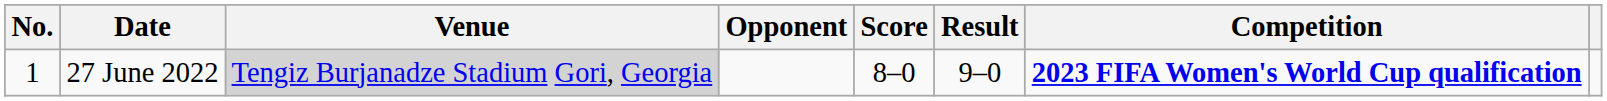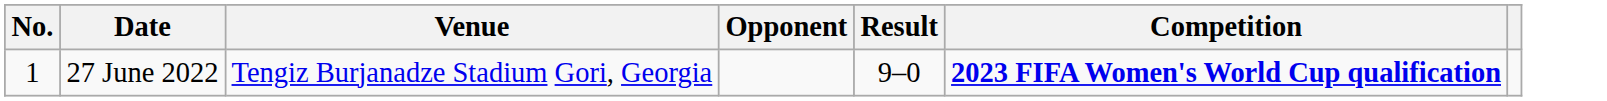- column: (894, 27)
(472, 72) lightgrey background -> (472, 72) no background
